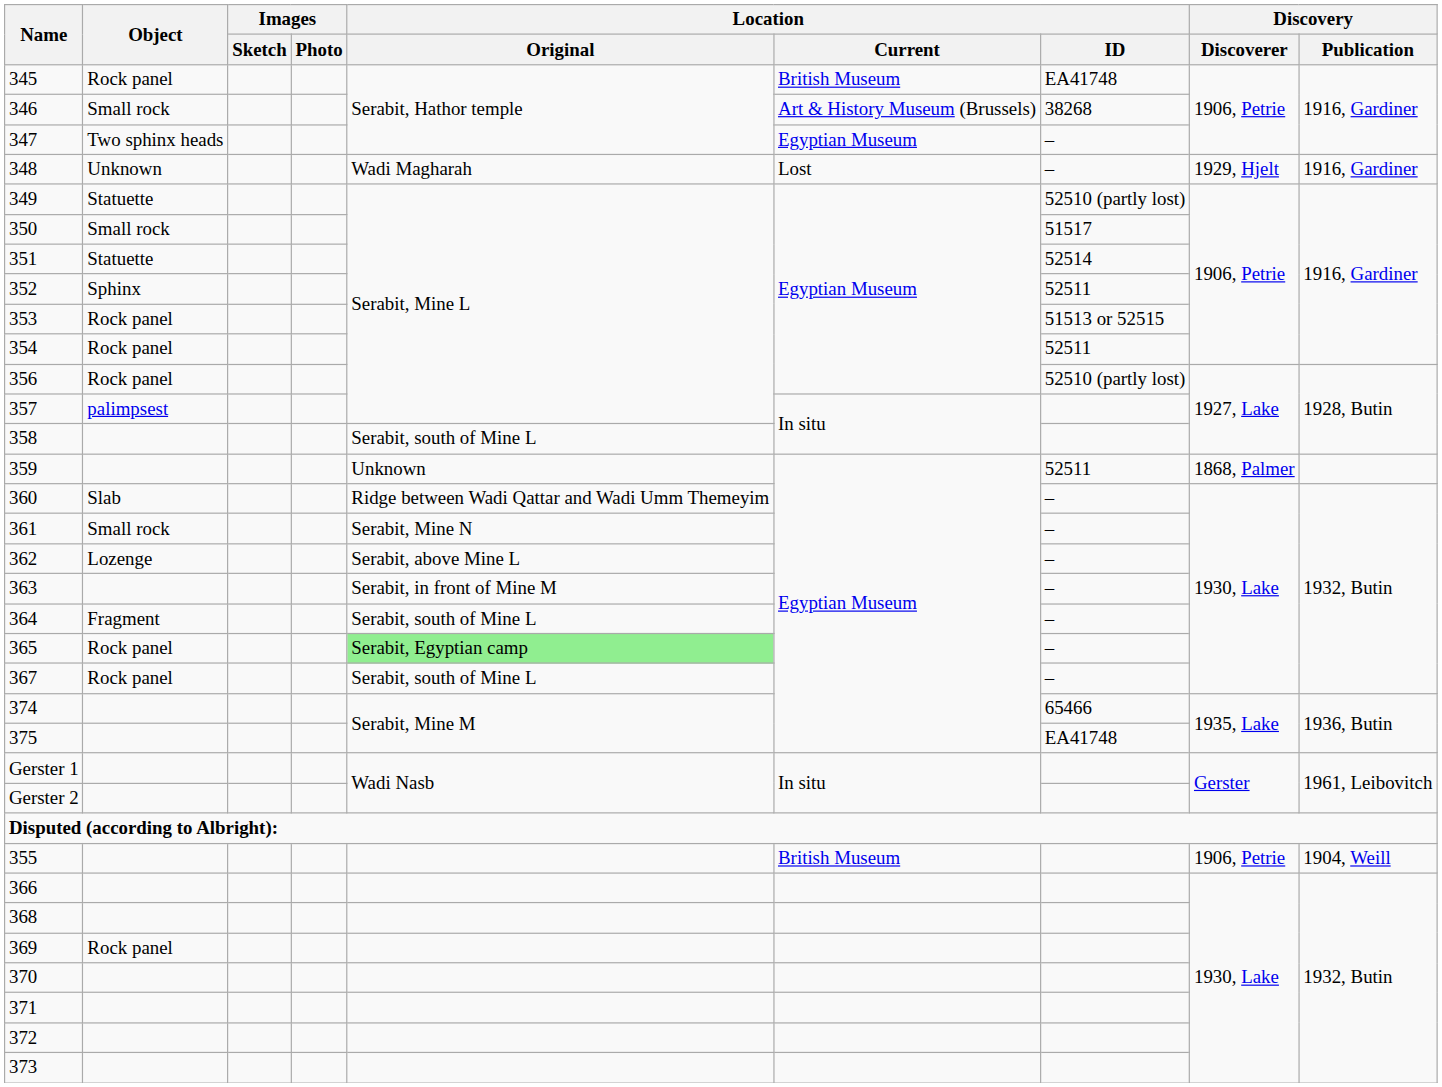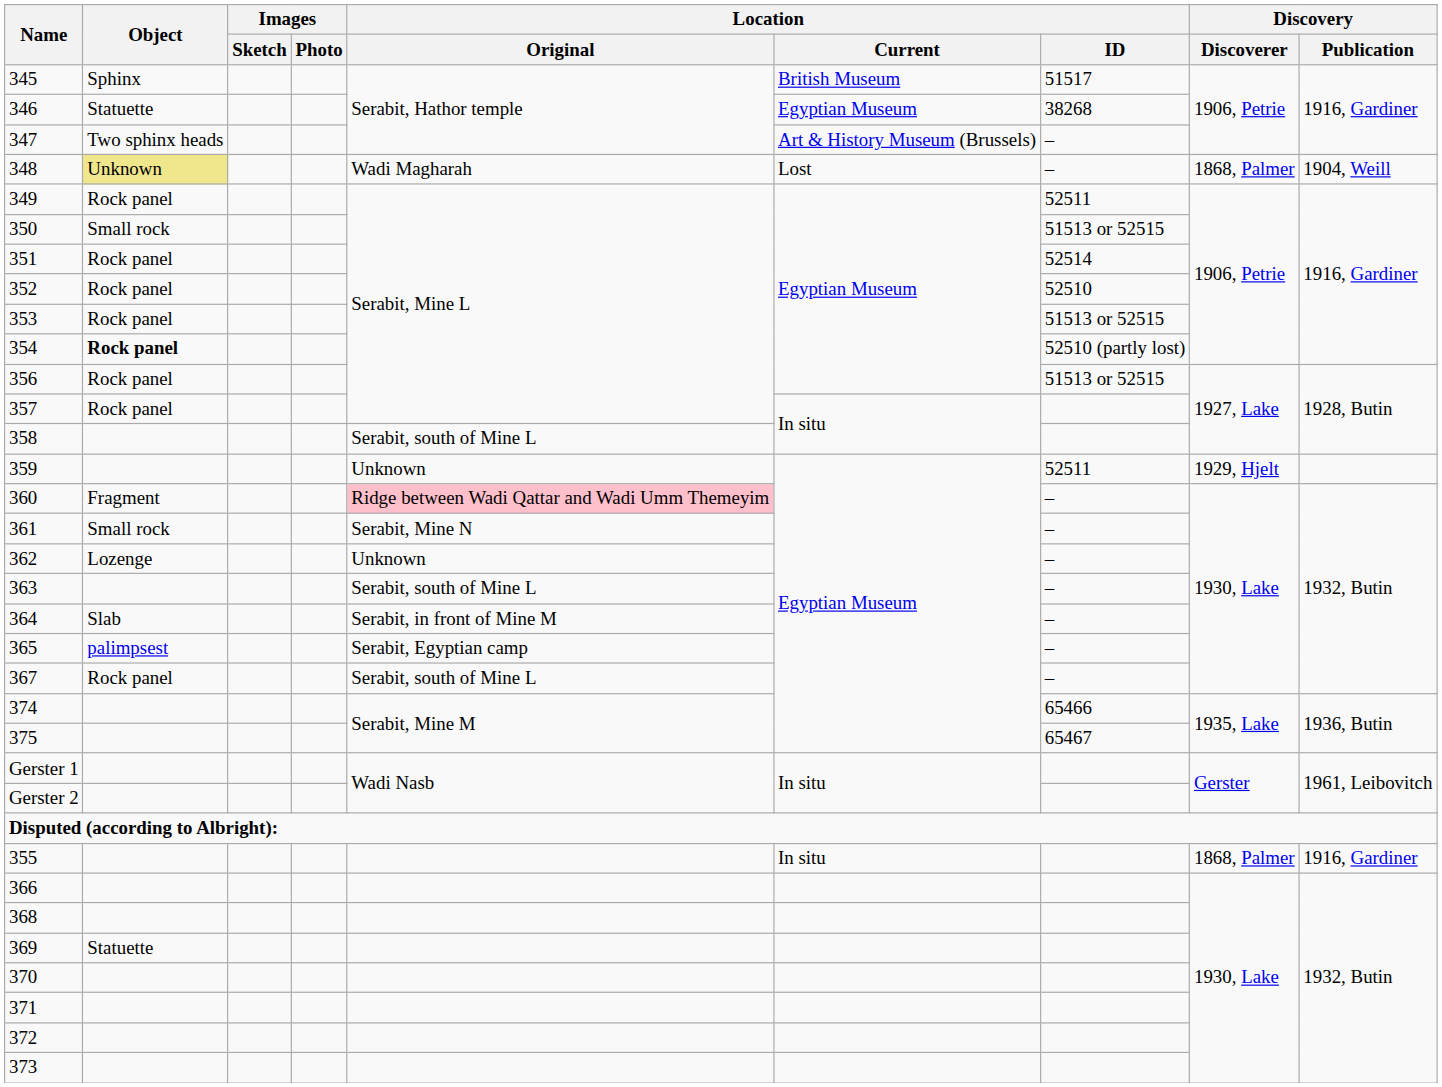(130, 79) Rock panel -> (114, 79) Sphinx
(1081, 79) EA41748 -> (1068, 79) 51517
(129, 109) Small rock -> (120, 109) Statuette
(907, 109) Art & History Museum (Brussels) -> (847, 109) Egyptian Museum
(847, 139) Egyptian Museum -> (907, 139) Art & History Museum (Brussels)
(125, 169) no background -> (125, 169) khaki background
(1236, 169) 1929, Hjelt -> (1244, 169) 1868, Palmer
(1361, 169) 1916, Gardiner -> (1347, 169) 1904, Weill
(120, 199) Statuette -> (130, 199) Rock panel
(1115, 199) 52510 (partly lost) -> (1068, 199) 52511
(1068, 229) 51517 -> (1105, 229) 51513 or 52515
(120, 259) Statuette -> (130, 259) Rock panel
(114, 288) Sphinx -> (130, 288) Rock panel
(1068, 288) 52511 -> (1068, 288) 52510
(130, 348) normal -> (133, 348) bold
(1068, 348) 52511 -> (1115, 348) 52510 (partly lost)
(1115, 378) 52510 (partly lost) -> (1105, 378) 51513 or 52515
(128, 408) palimpsest -> (130, 408) Rock panel
(1244, 468) 1868, Palmer -> (1236, 468) 1929, Hjelt
(104, 498) Slab -> (124, 498) Fragment
(560, 498) no background -> (560, 498) pink background
(436, 558) Serabit, above Mine L -> (389, 558) Unknown
(454, 588) Serabit, in front of Mine M -> (444, 588) Serabit, south of Mine L
(124, 618) Fragment -> (104, 618) Slab
(444, 618) Serabit, south of Mine L -> (454, 618) Serabit, in front of Mine M
(130, 648) Rock panel -> (128, 648) palimpsest
(440, 648) lightgreen background -> (440, 648) no background
(1081, 738) EA41748 -> (1068, 738) 65467
(839, 857) British Museum -> (802, 857) In situ
(1240, 857) 1906, Petrie -> (1244, 857) 1868, Palmer
(1347, 857) 1904, Weill -> (1361, 857) 1916, Gardiner
(130, 947) Rock panel -> (120, 947) Statuette
